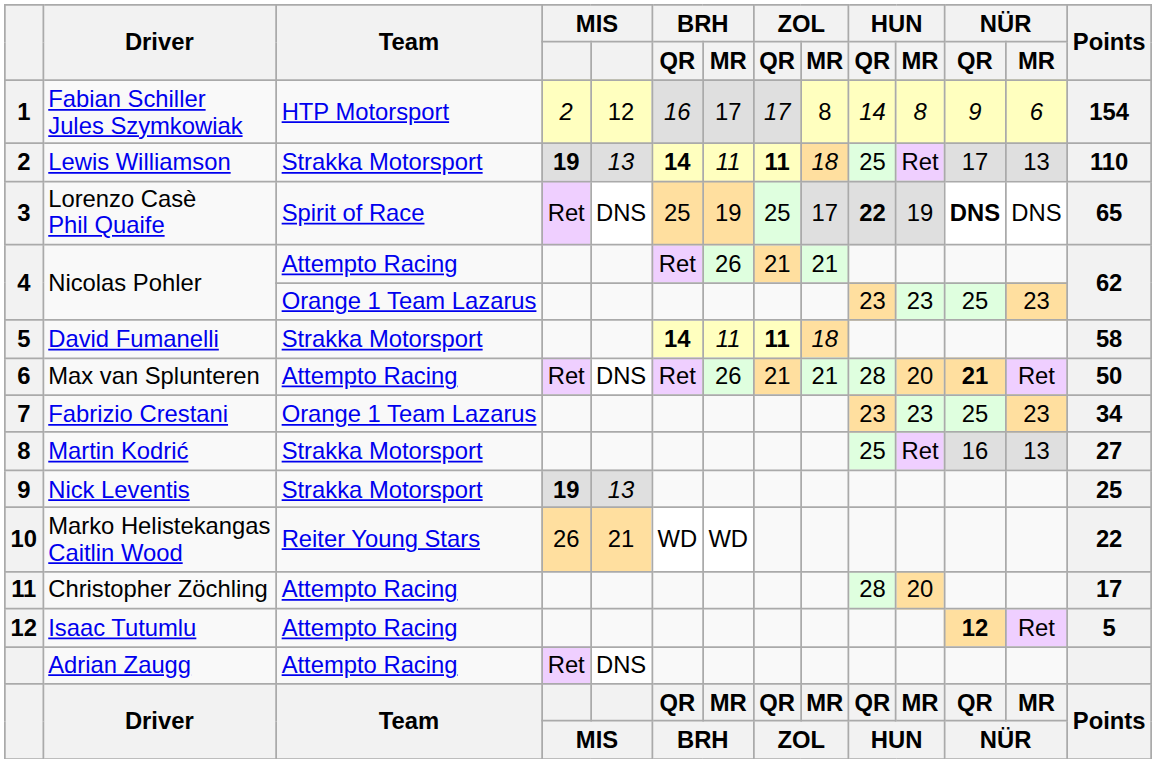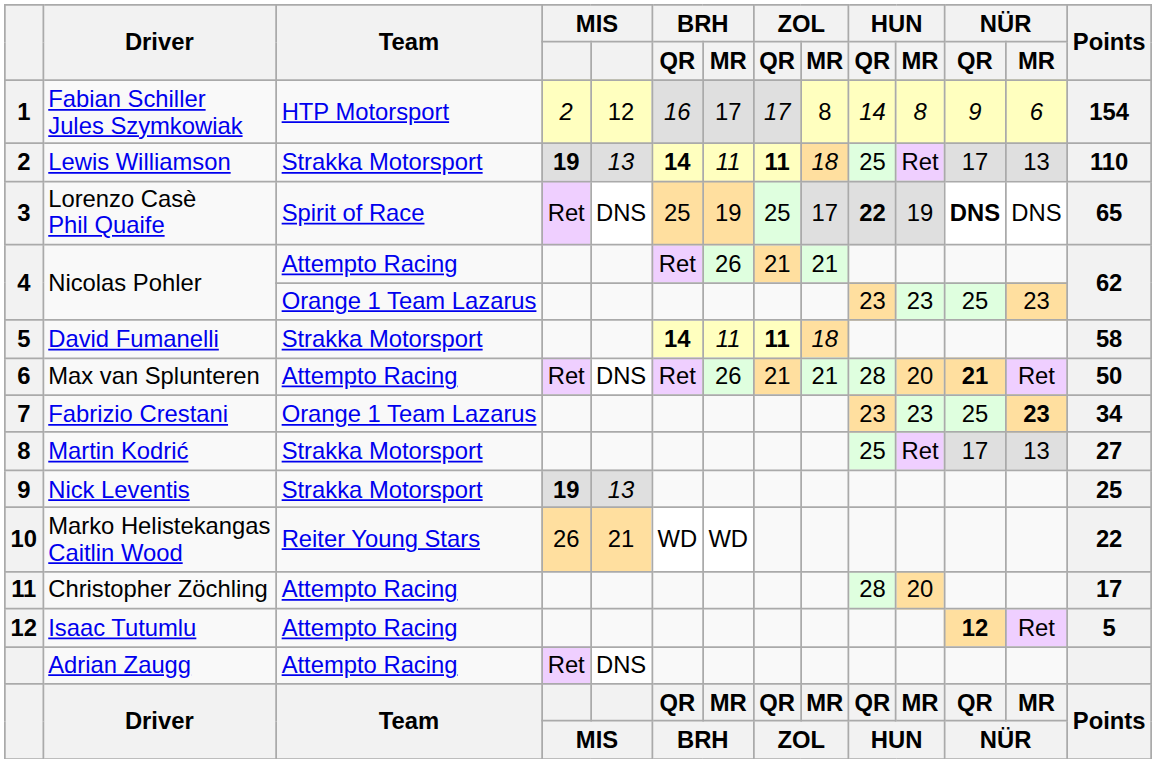(1036, 413) normal -> (1036, 413) bold
(975, 451) 16 -> (975, 451) 17
